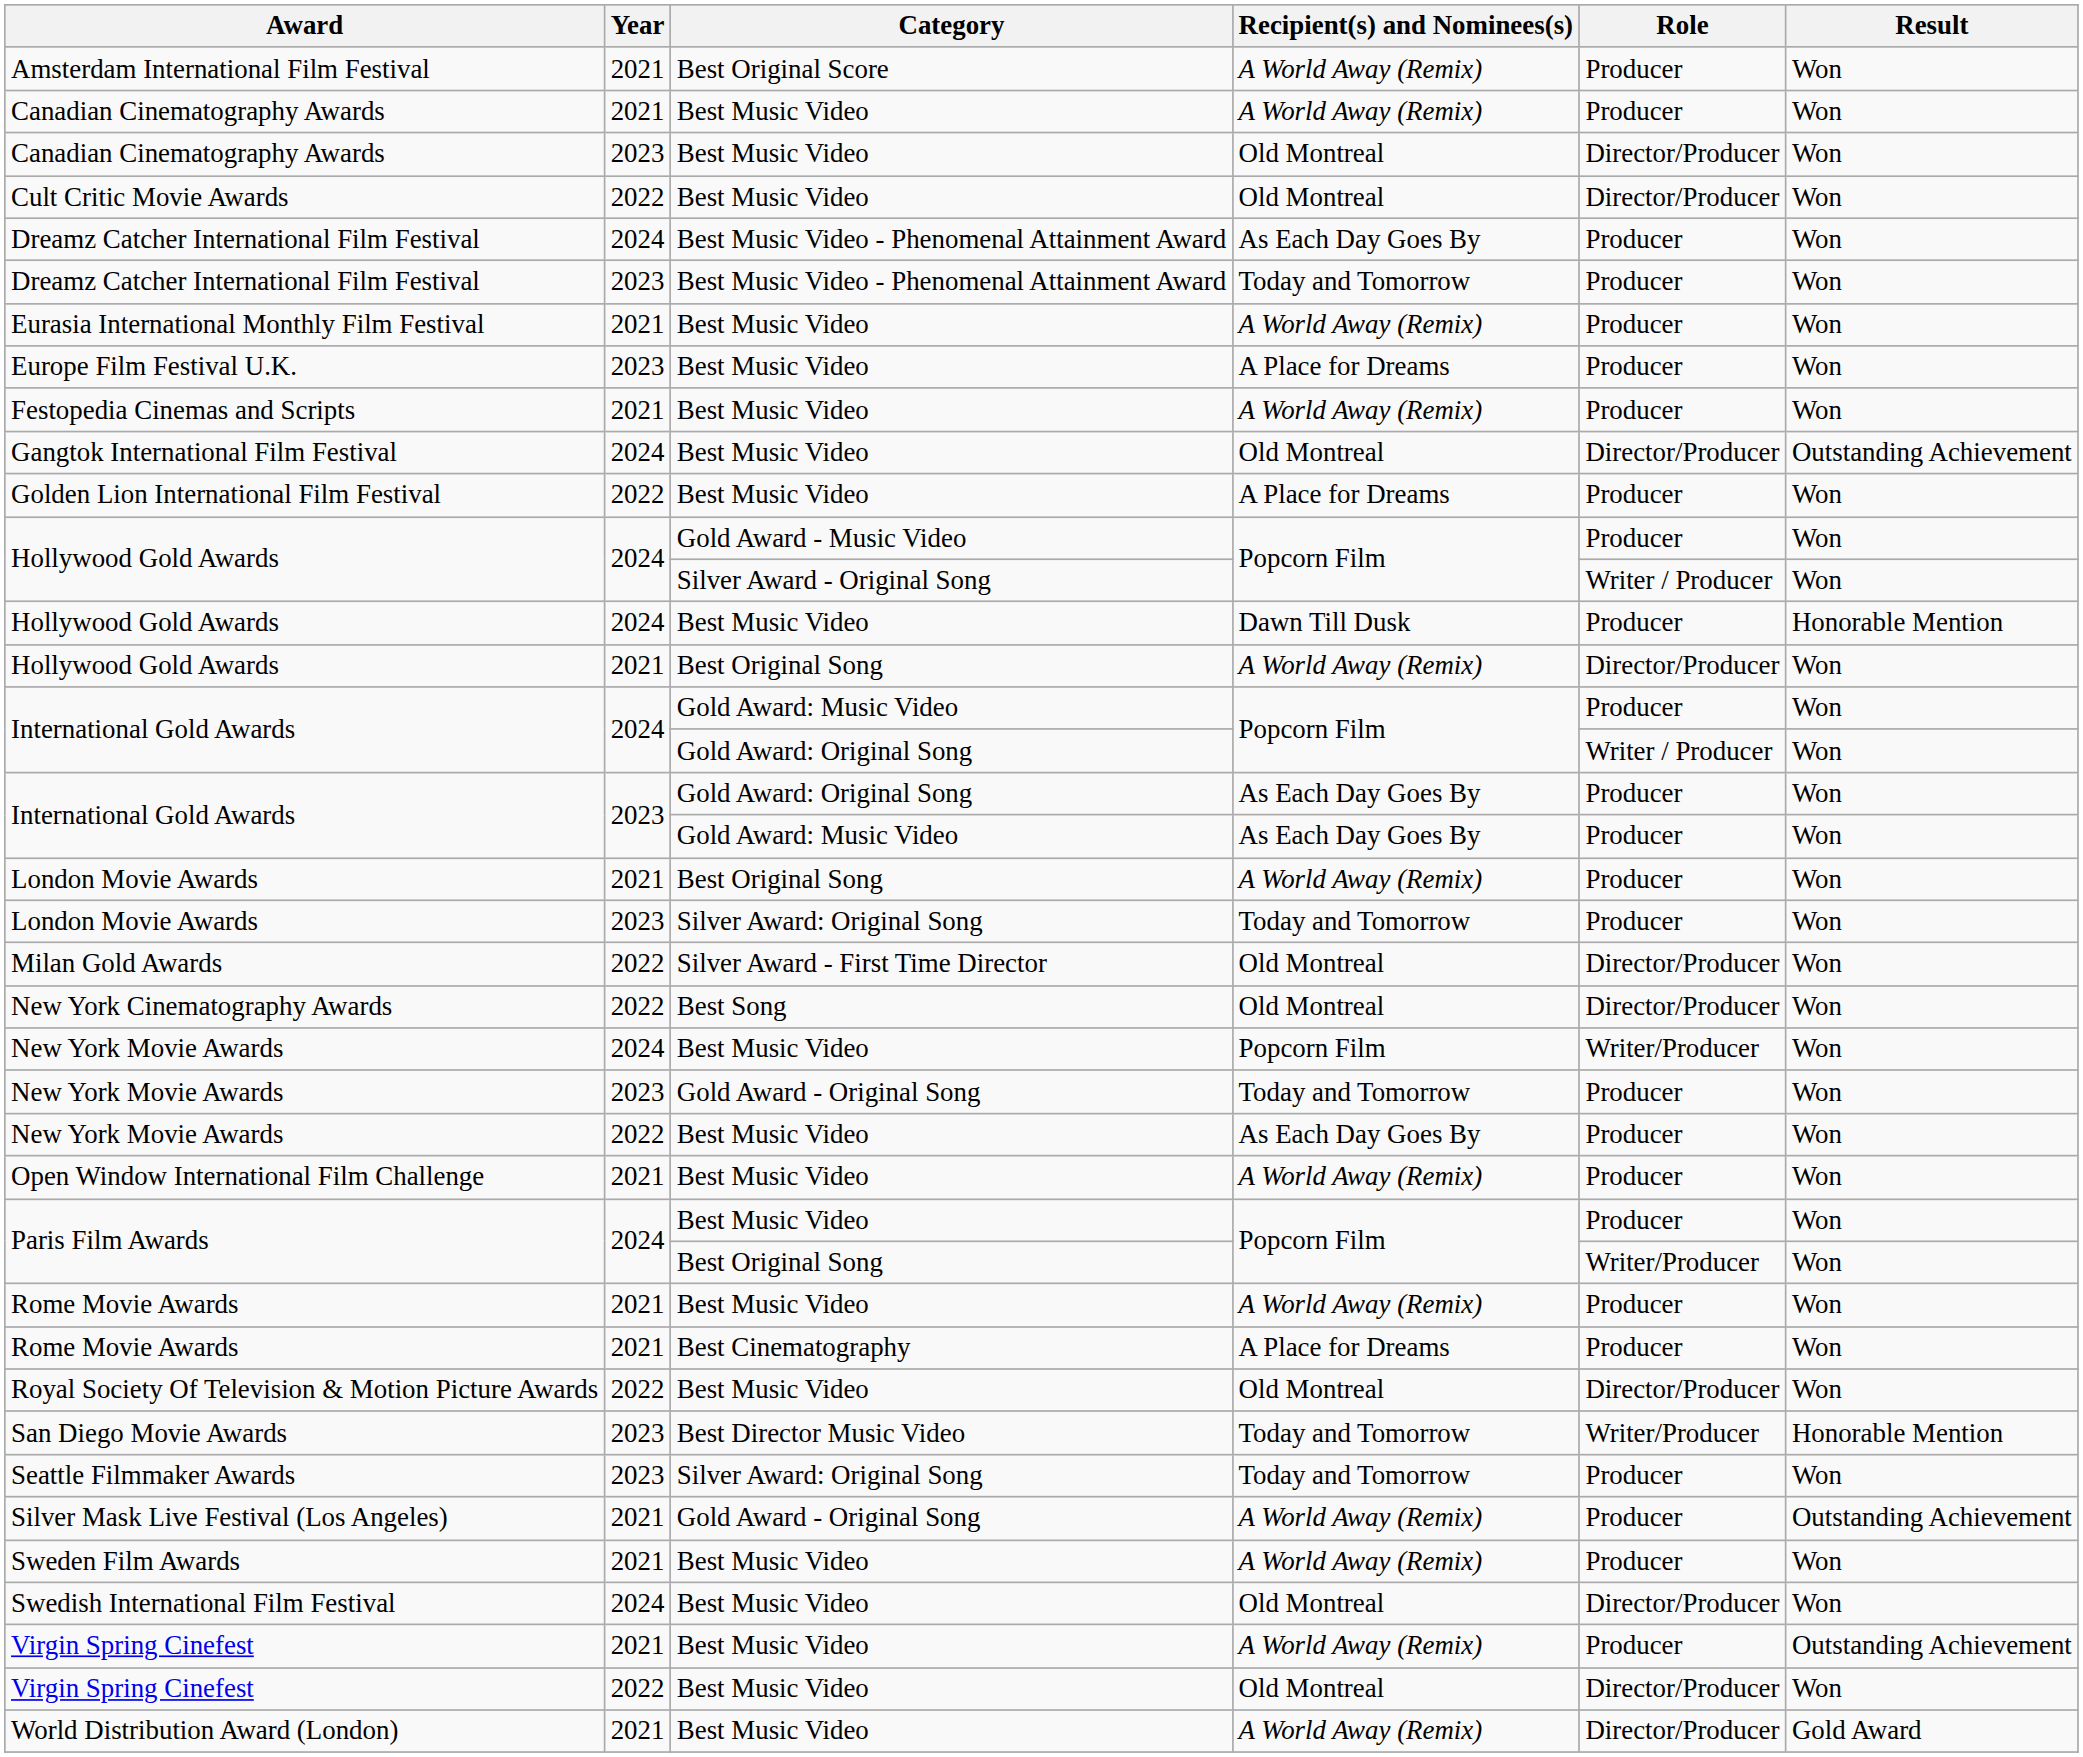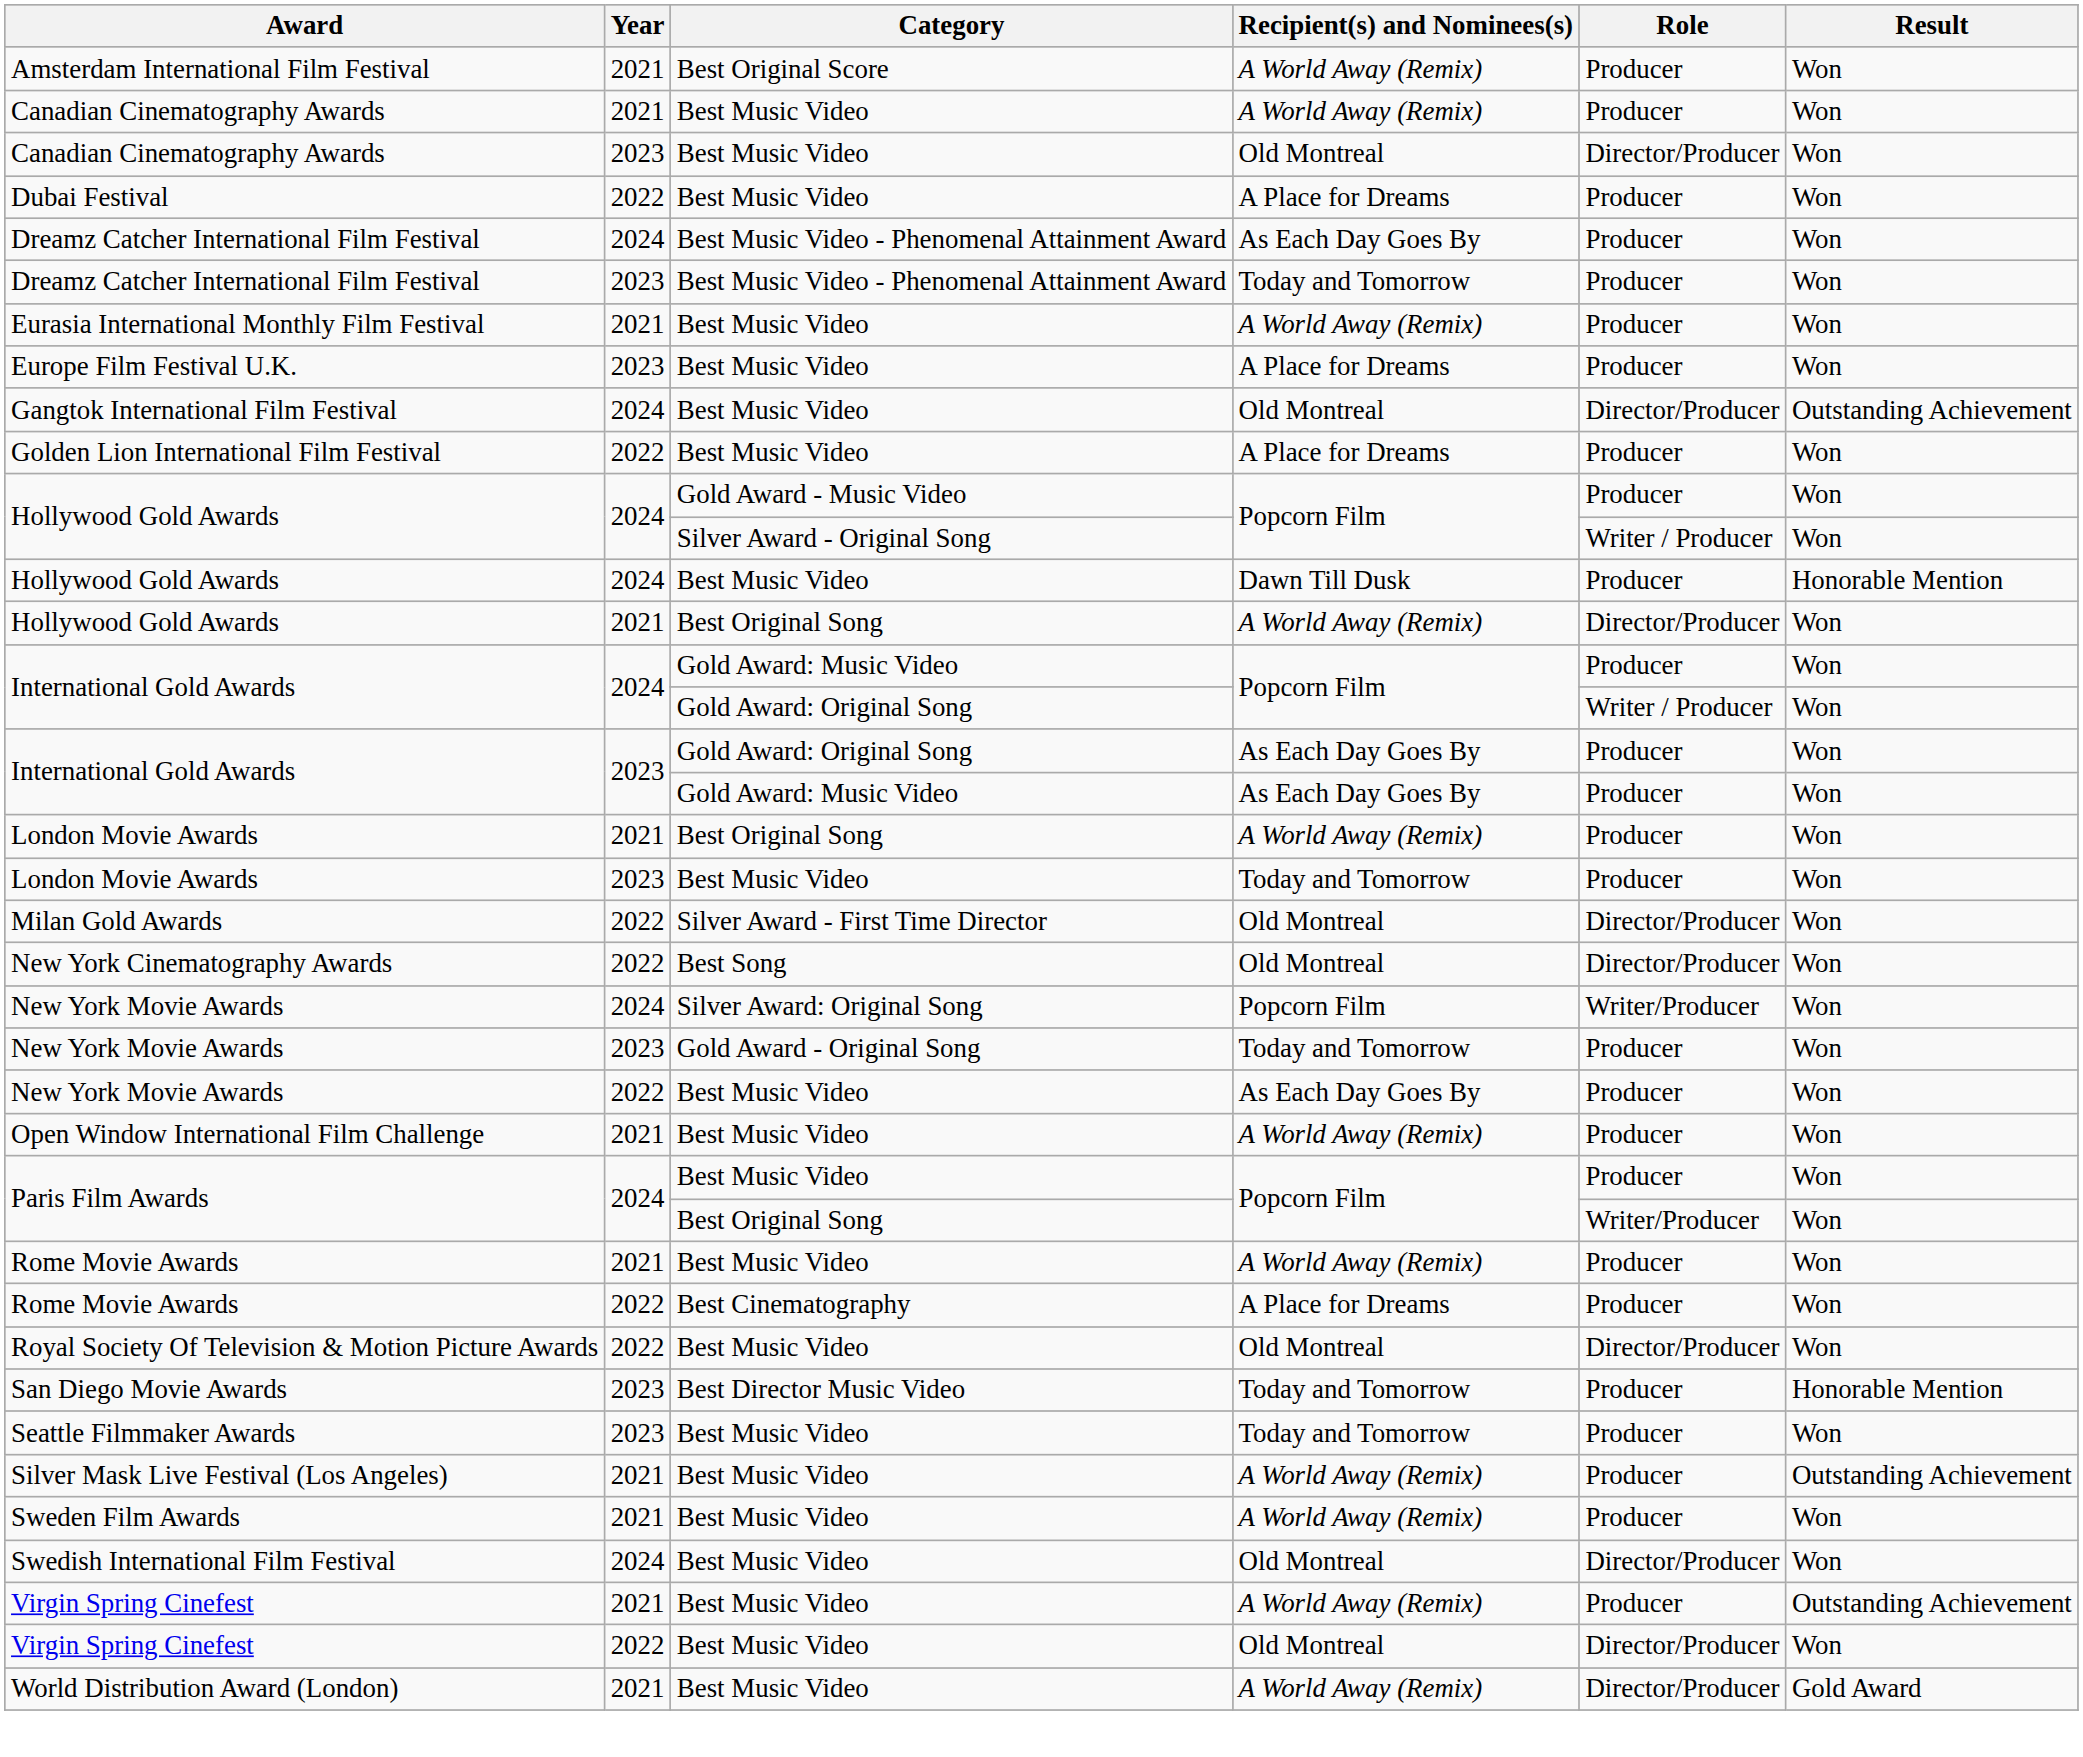- row: (150, 196)
+ row: (90, 196)
- row: (183, 409)
(830, 921) Silver Award: Original Song -> (773, 878) Best Music Video
(773, 1048) Best Music Video -> (830, 1006) Silver Award: Original Song
(638, 1347) 2021 -> (638, 1304) 2022
(1672, 1432) Writer/Producer -> (1634, 1389) Producer
(830, 1475) Silver Award: Original Song -> (773, 1432) Best Music Video
(829, 1517) Gold Award - Original Song -> (773, 1475) Best Music Video
